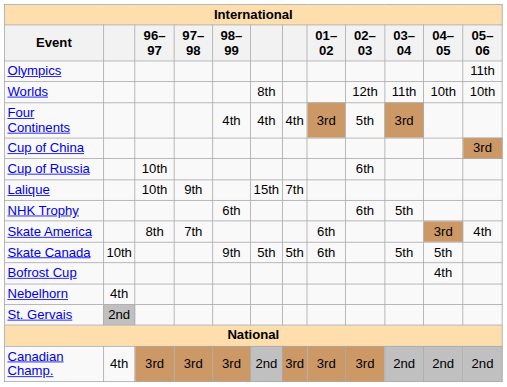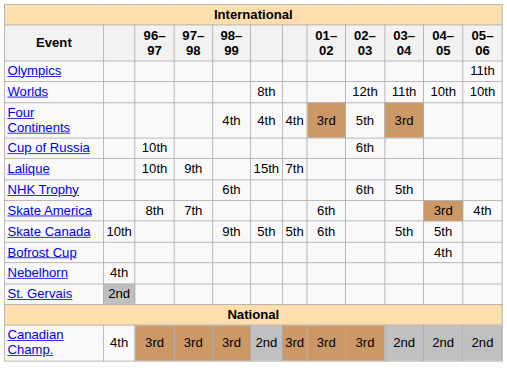- row: (46, 148)
